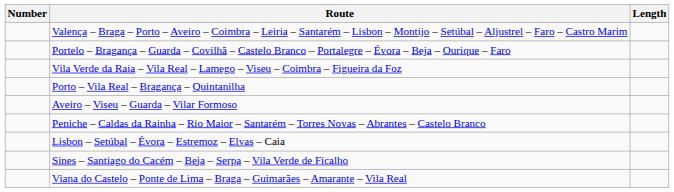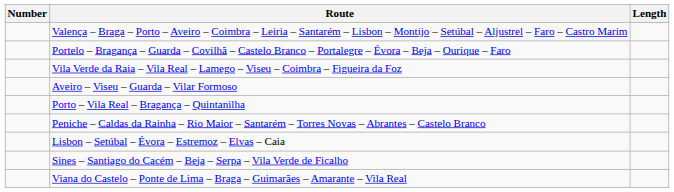rows swapped: (148, 86) <-> (145, 105)
